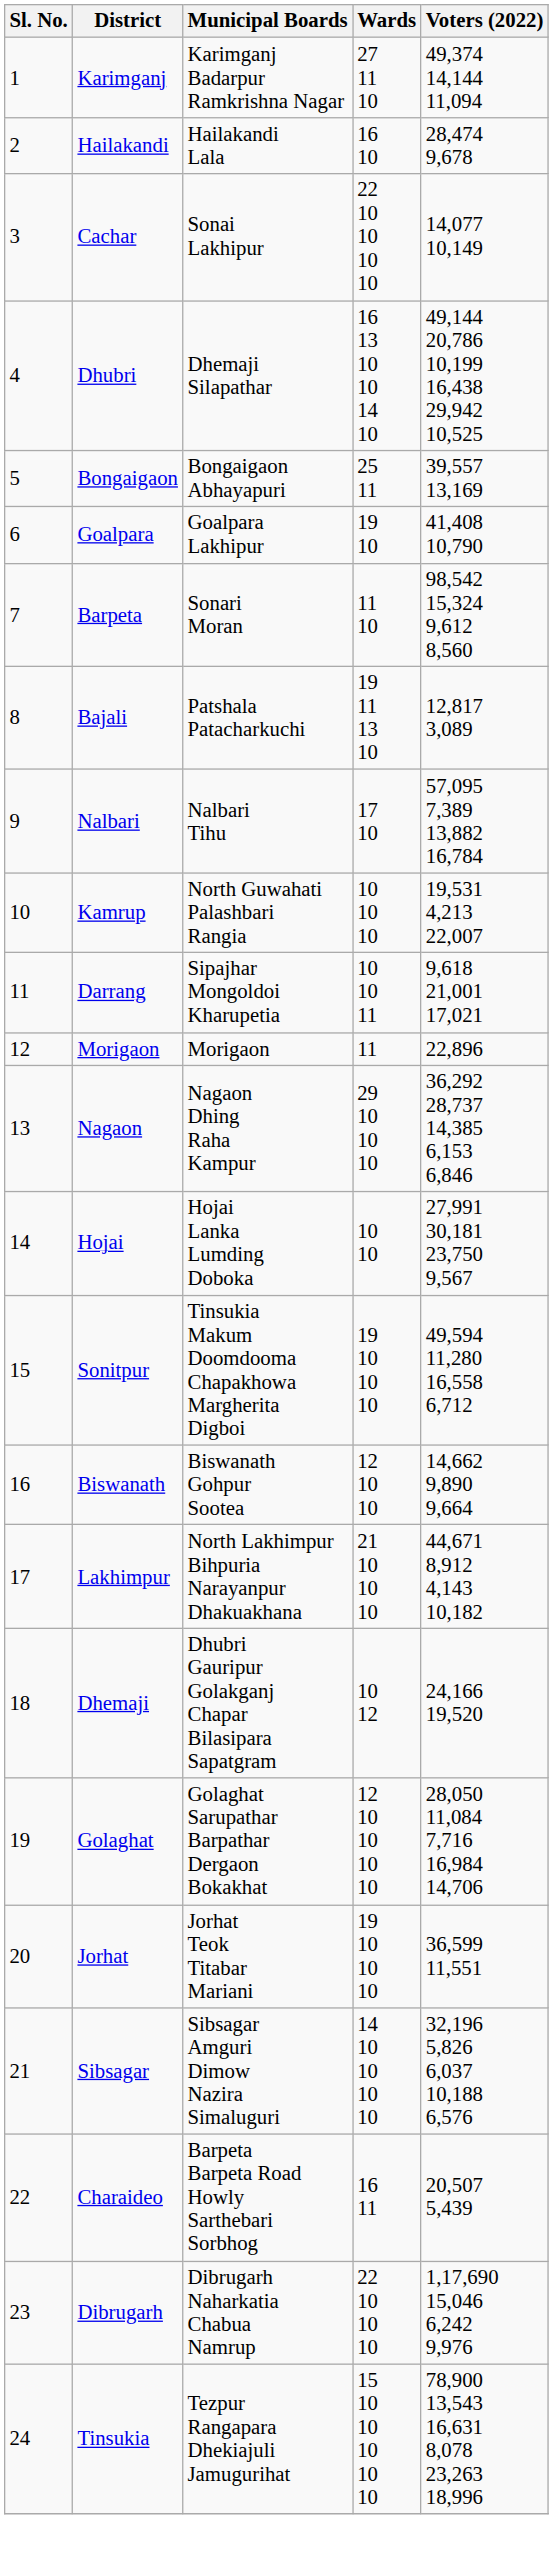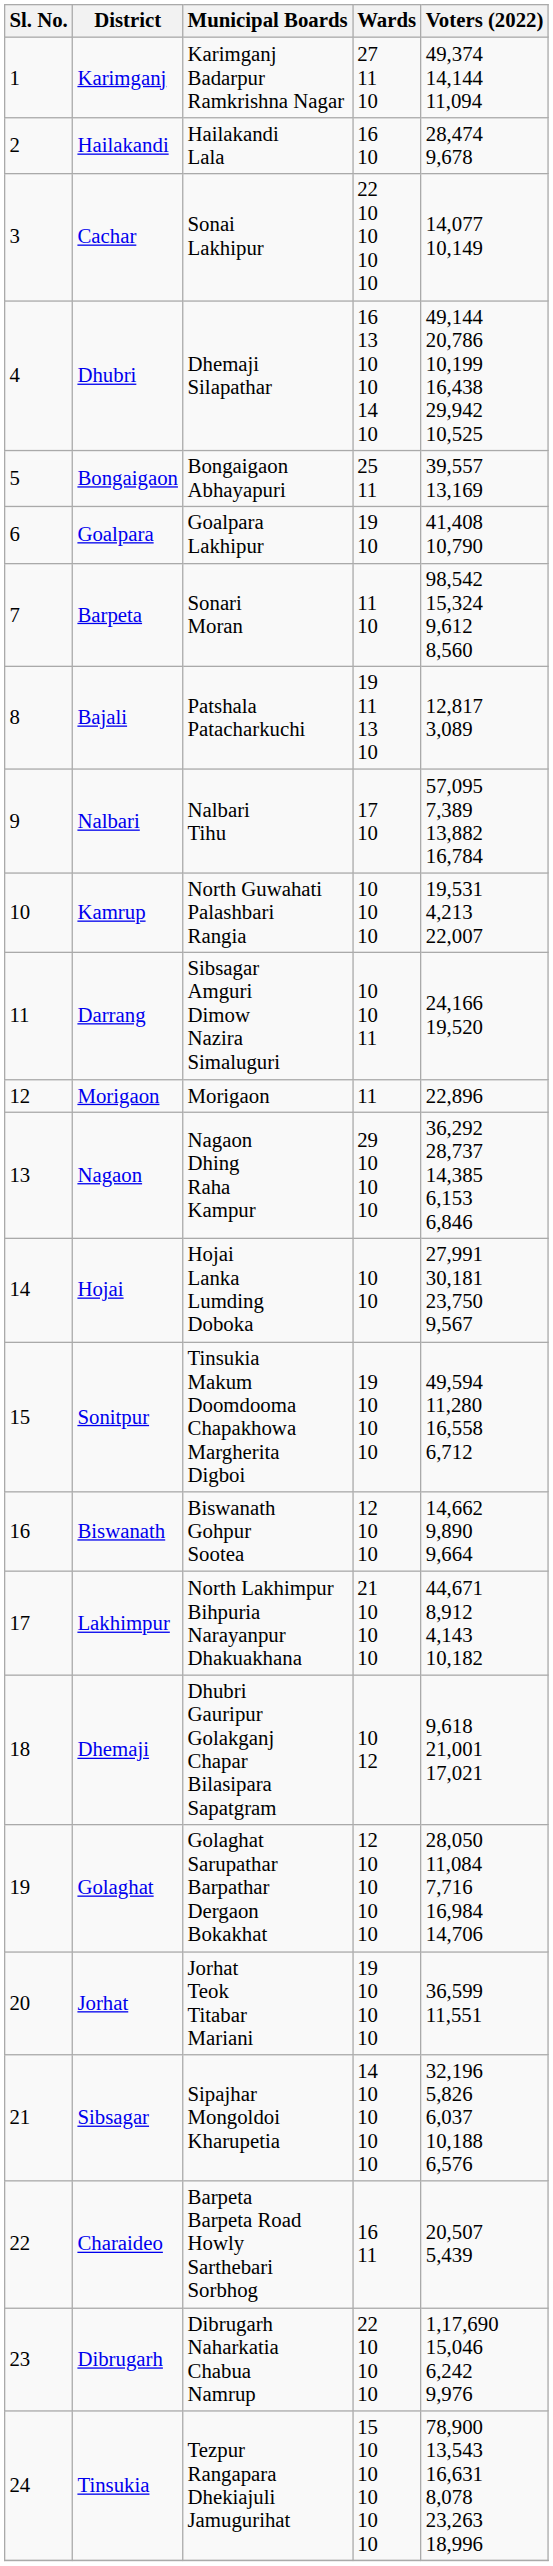(234, 992) Sipajhar Mongoldoi Kharupetia -> (234, 1015) Sibsagar Amguri Dimow Nazira Simaluguri
(454, 992) 9,618 21,001 17,021 -> (454, 1015) 24,166 19,520
(454, 1702) 24,166 19,520 -> (454, 1749) 9,618 21,001 17,021
(234, 2070) Sibsagar Amguri Dimow Nazira Simaluguri -> (234, 2117) Sipajhar Mongoldoi Kharupetia
